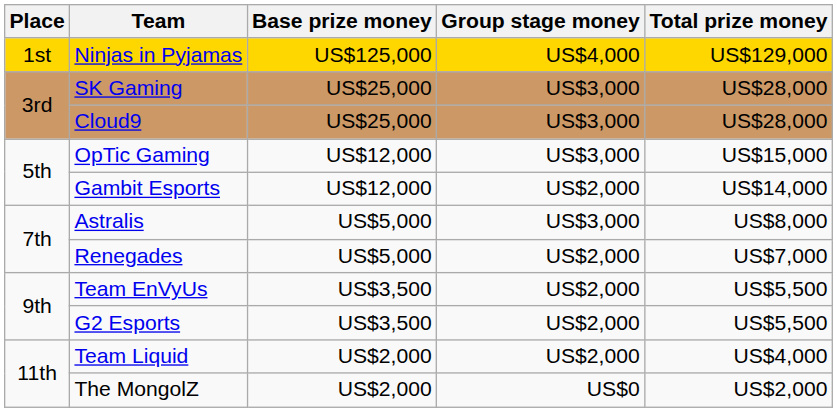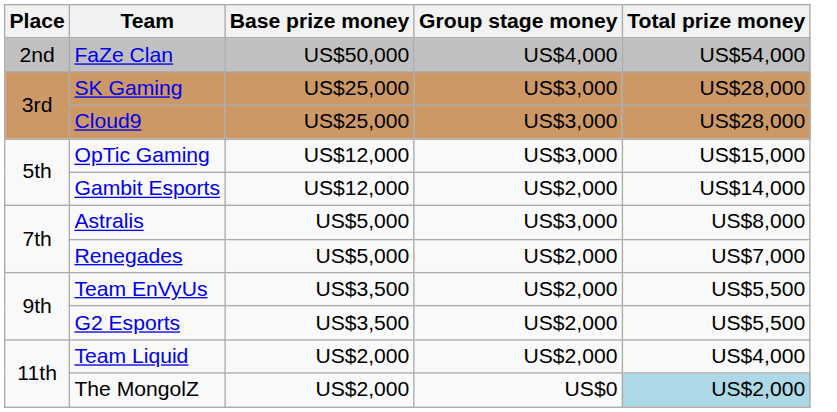- row: (158, 54)
+ row: (124, 54)
(780, 389) no background -> (758, 389) lightblue background
